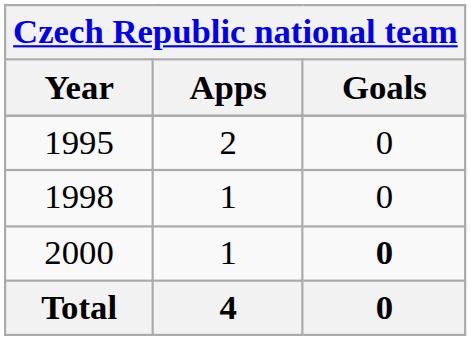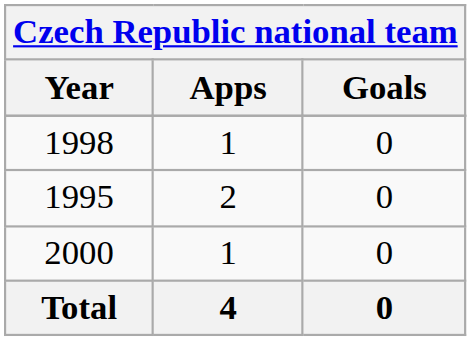rows swapped: (79, 142) <-> (79, 197)
(384, 252) bold -> (384, 252) normal
